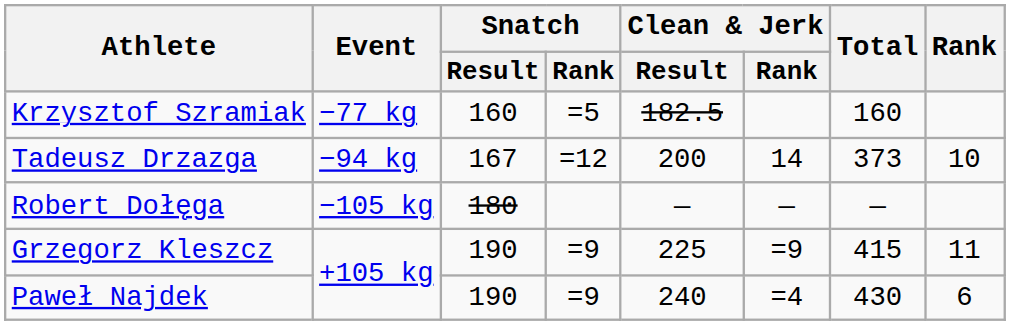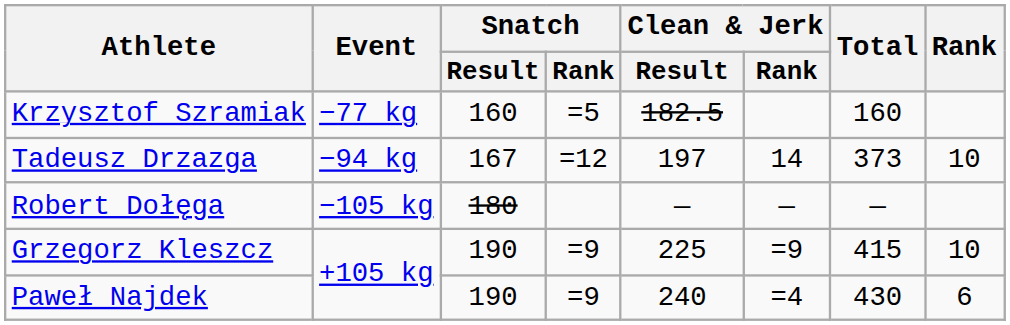(682, 160) 200 -> (682, 160) 197
(964, 252) 11 -> (964, 252) 10
